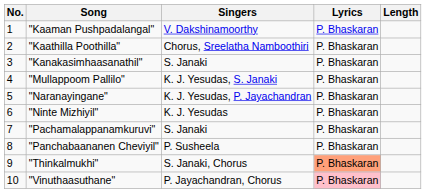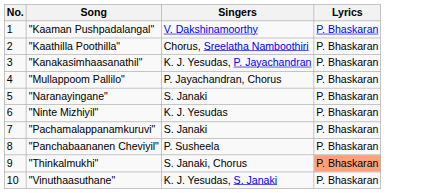- column: (401, 12)
(185, 63) S. Janaki -> (238, 63) K. J. Yesudas, P. Jayachandran
(220, 79) K. J. Yesudas, S. Janaki -> (223, 79) P. Jayachandran, Chorus
(238, 96) K. J. Yesudas, P. Jayachandran -> (185, 96) S. Janaki
(223, 180) P. Jayachandran, Chorus -> (220, 180) K. J. Yesudas, S. Janaki
(347, 180) pink background -> (347, 180) no background
